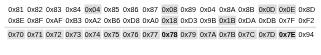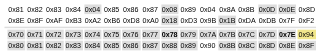(306, 34) no background -> (306, 34) khaki background
+ row: (16, 46)
